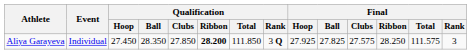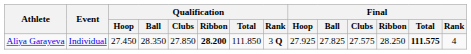(425, 42) normal -> (425, 42) bold
(454, 42) 3 -> (454, 42) 4
